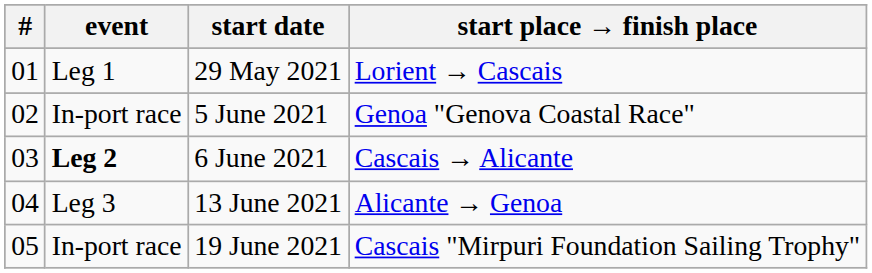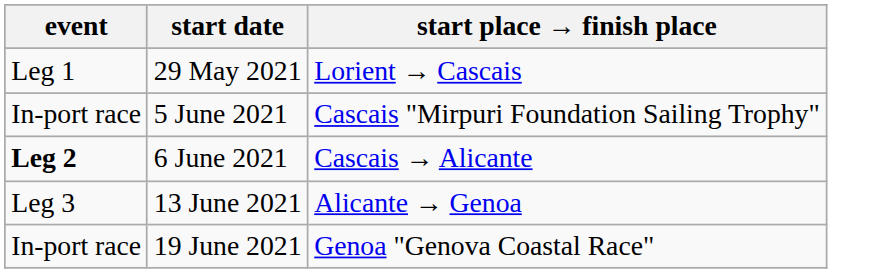- column: (25, 26)
(525, 114) Genoa "Genova Coastal Race" -> (567, 114) Cascais "Mirpuri Foundation Sailing Trophy"
(607, 245) Cascais "Mirpuri Foundation Sailing Trophy" -> (484, 245) Genoa "Genova Coastal Race"
